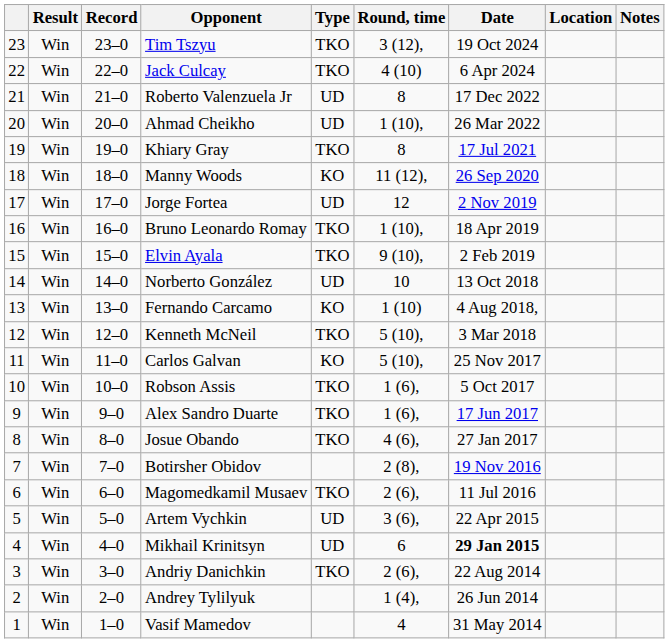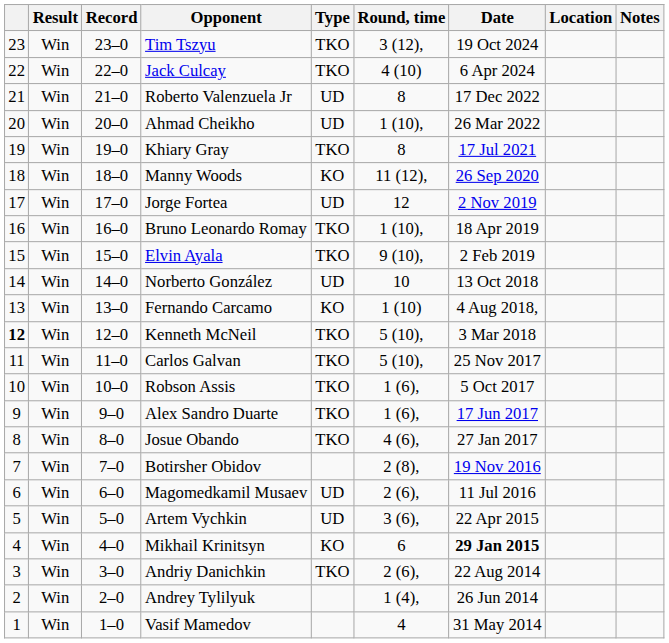(17, 334) normal -> (17, 334) bold
(332, 360) KO -> (332, 360) TKO
(332, 492) TKO -> (332, 492) UD
(332, 545) UD -> (332, 545) KO
